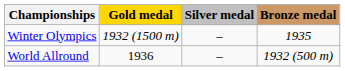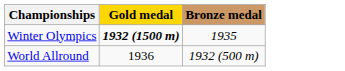- column: (219, 14)
(141, 35) normal -> (141, 35) bold
